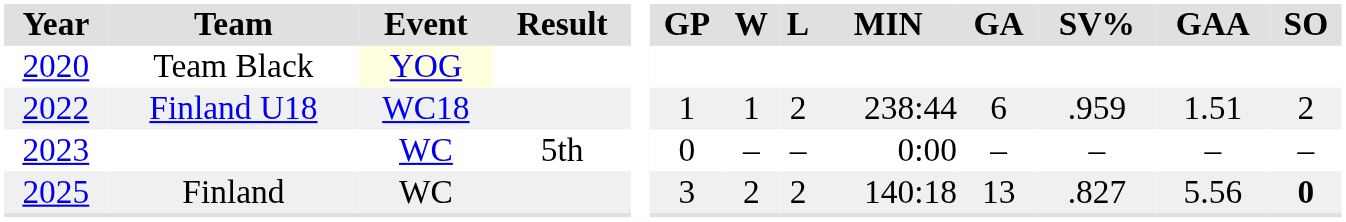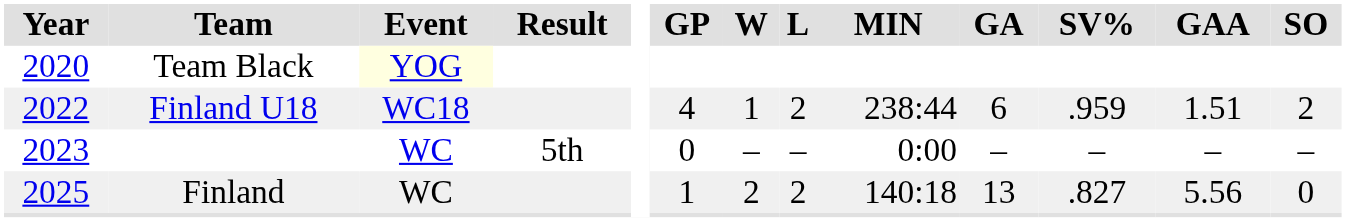(687, 107) 1 -> (687, 107) 4
(687, 191) 3 -> (687, 191) 1
(1306, 191) bold -> (1306, 191) normal
